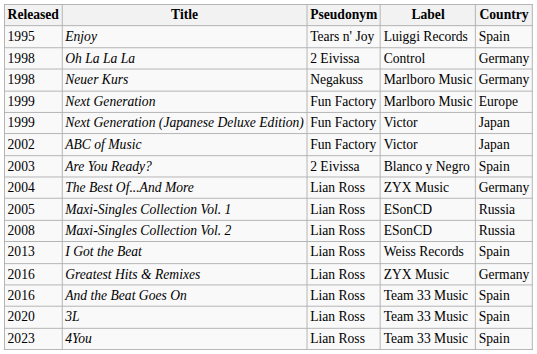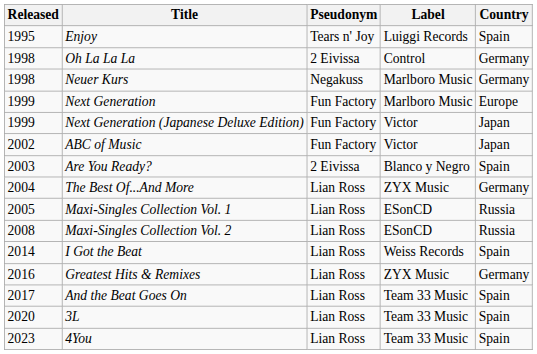(21, 252) 2013 -> (21, 252) 2014
(21, 295) 2016 -> (21, 295) 2017
